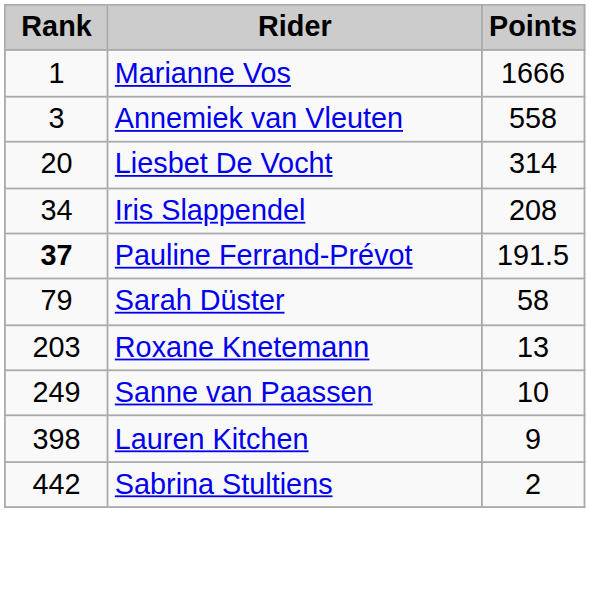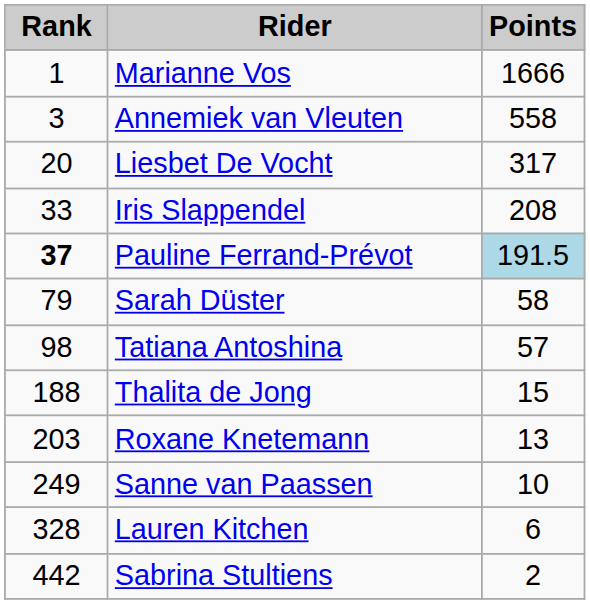(533, 164) 314 -> (533, 164) 317
(57, 210) 34 -> (57, 210) 33
(533, 255) no background -> (533, 255) lightblue background
+ row: (229, 347)
+ row: (213, 392)
(57, 438) 398 -> (57, 529) 328
(533, 438) 9 -> (533, 529) 6
